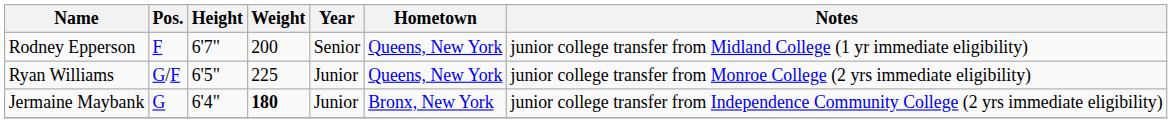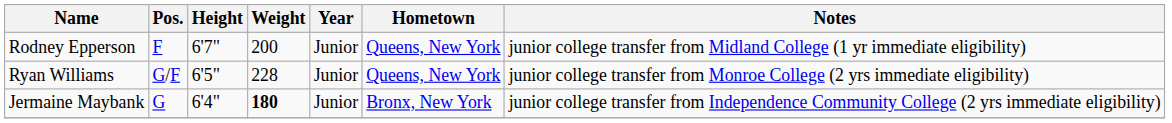(337, 46) Senior -> (336, 46) Junior
(265, 74) 225 -> (265, 74) 228
